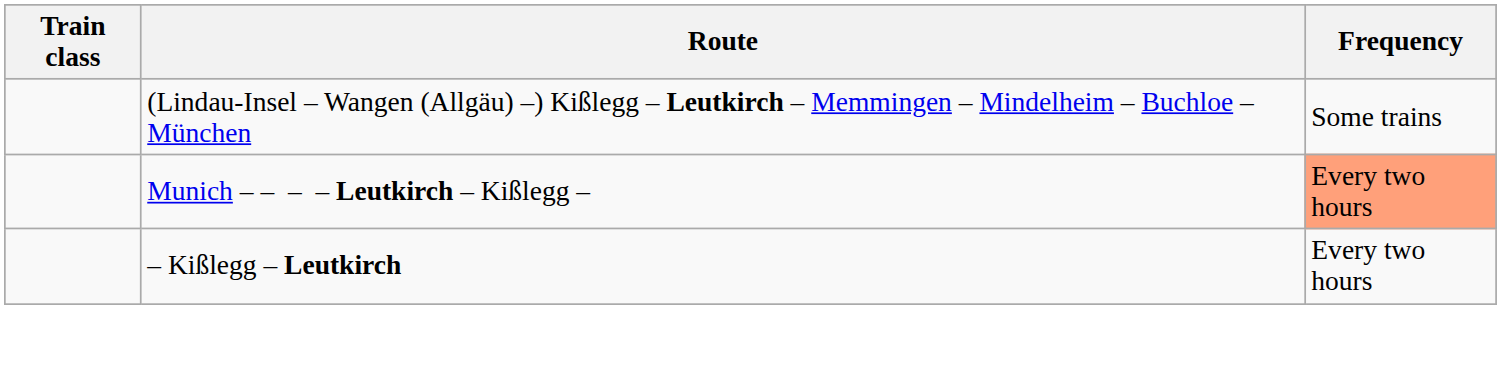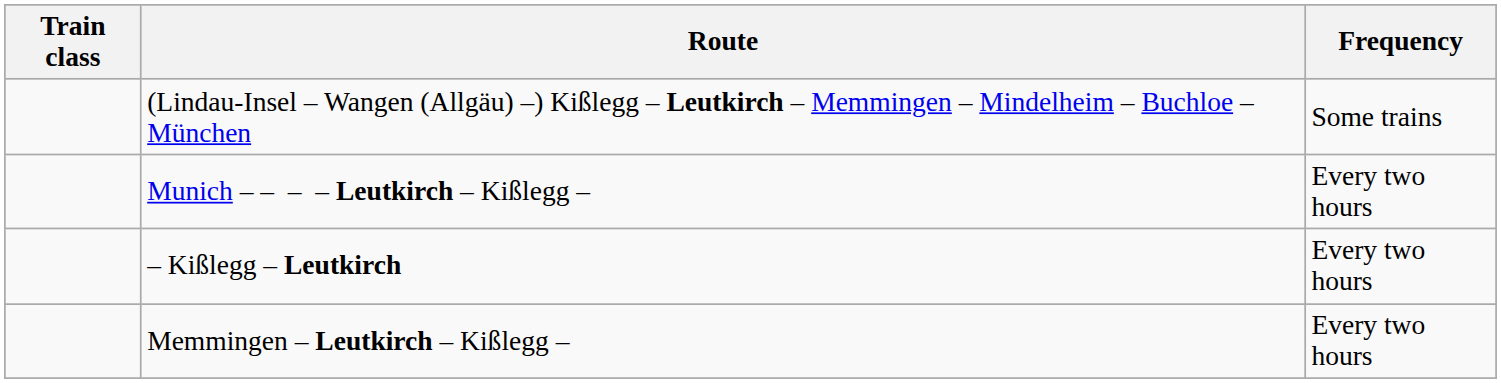(1368, 191) lightsalmon background -> (1368, 191) no background
+ row: (358, 340)
